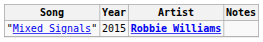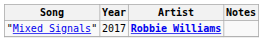(114, 29) 2015 -> (114, 29) 2017
